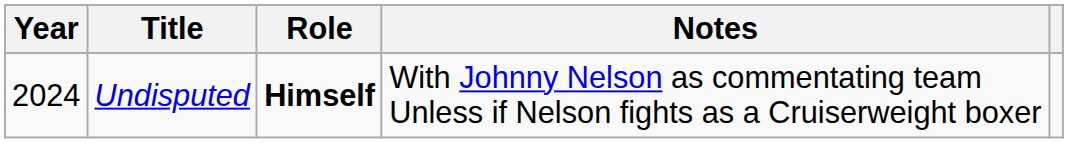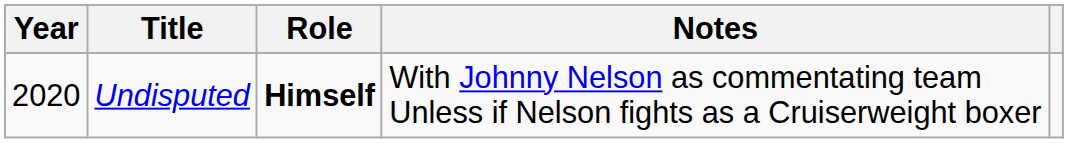(46, 94) 2024 -> (46, 94) 2020
